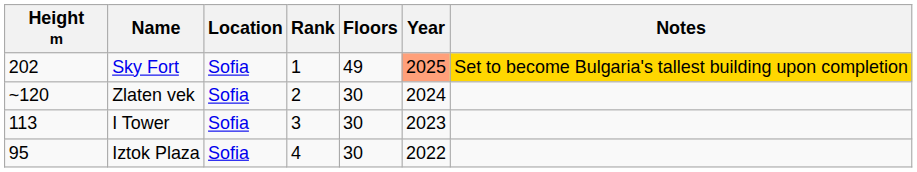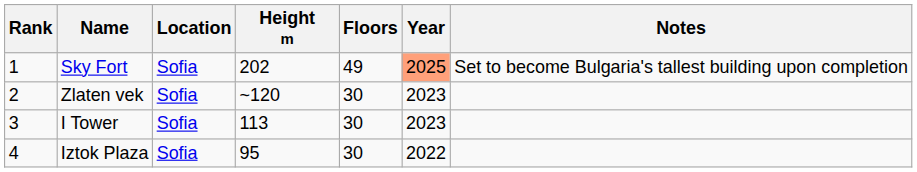columns swapped: (313, 28) <-> (56, 28)
(681, 67) gold background -> (681, 67) no background
(426, 95) 2024 -> (426, 95) 2023
